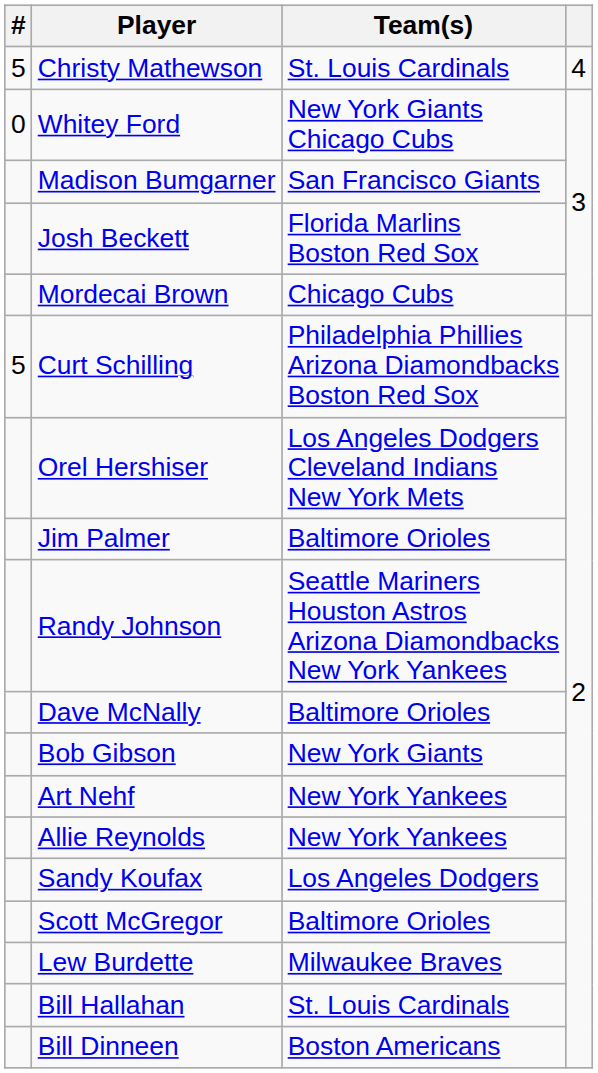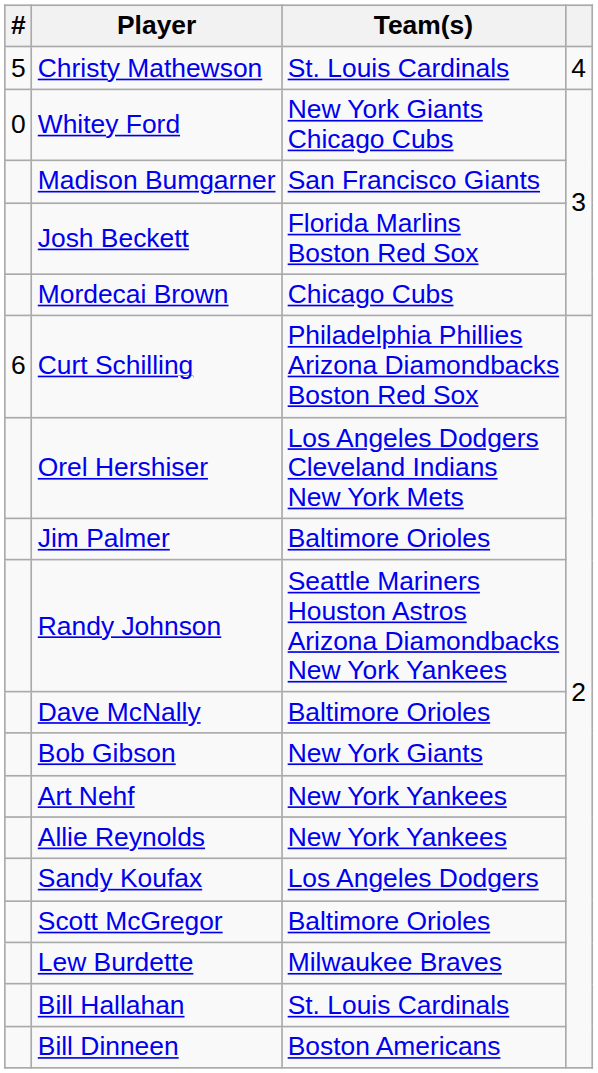(18, 366) 5 -> (18, 366) 6
